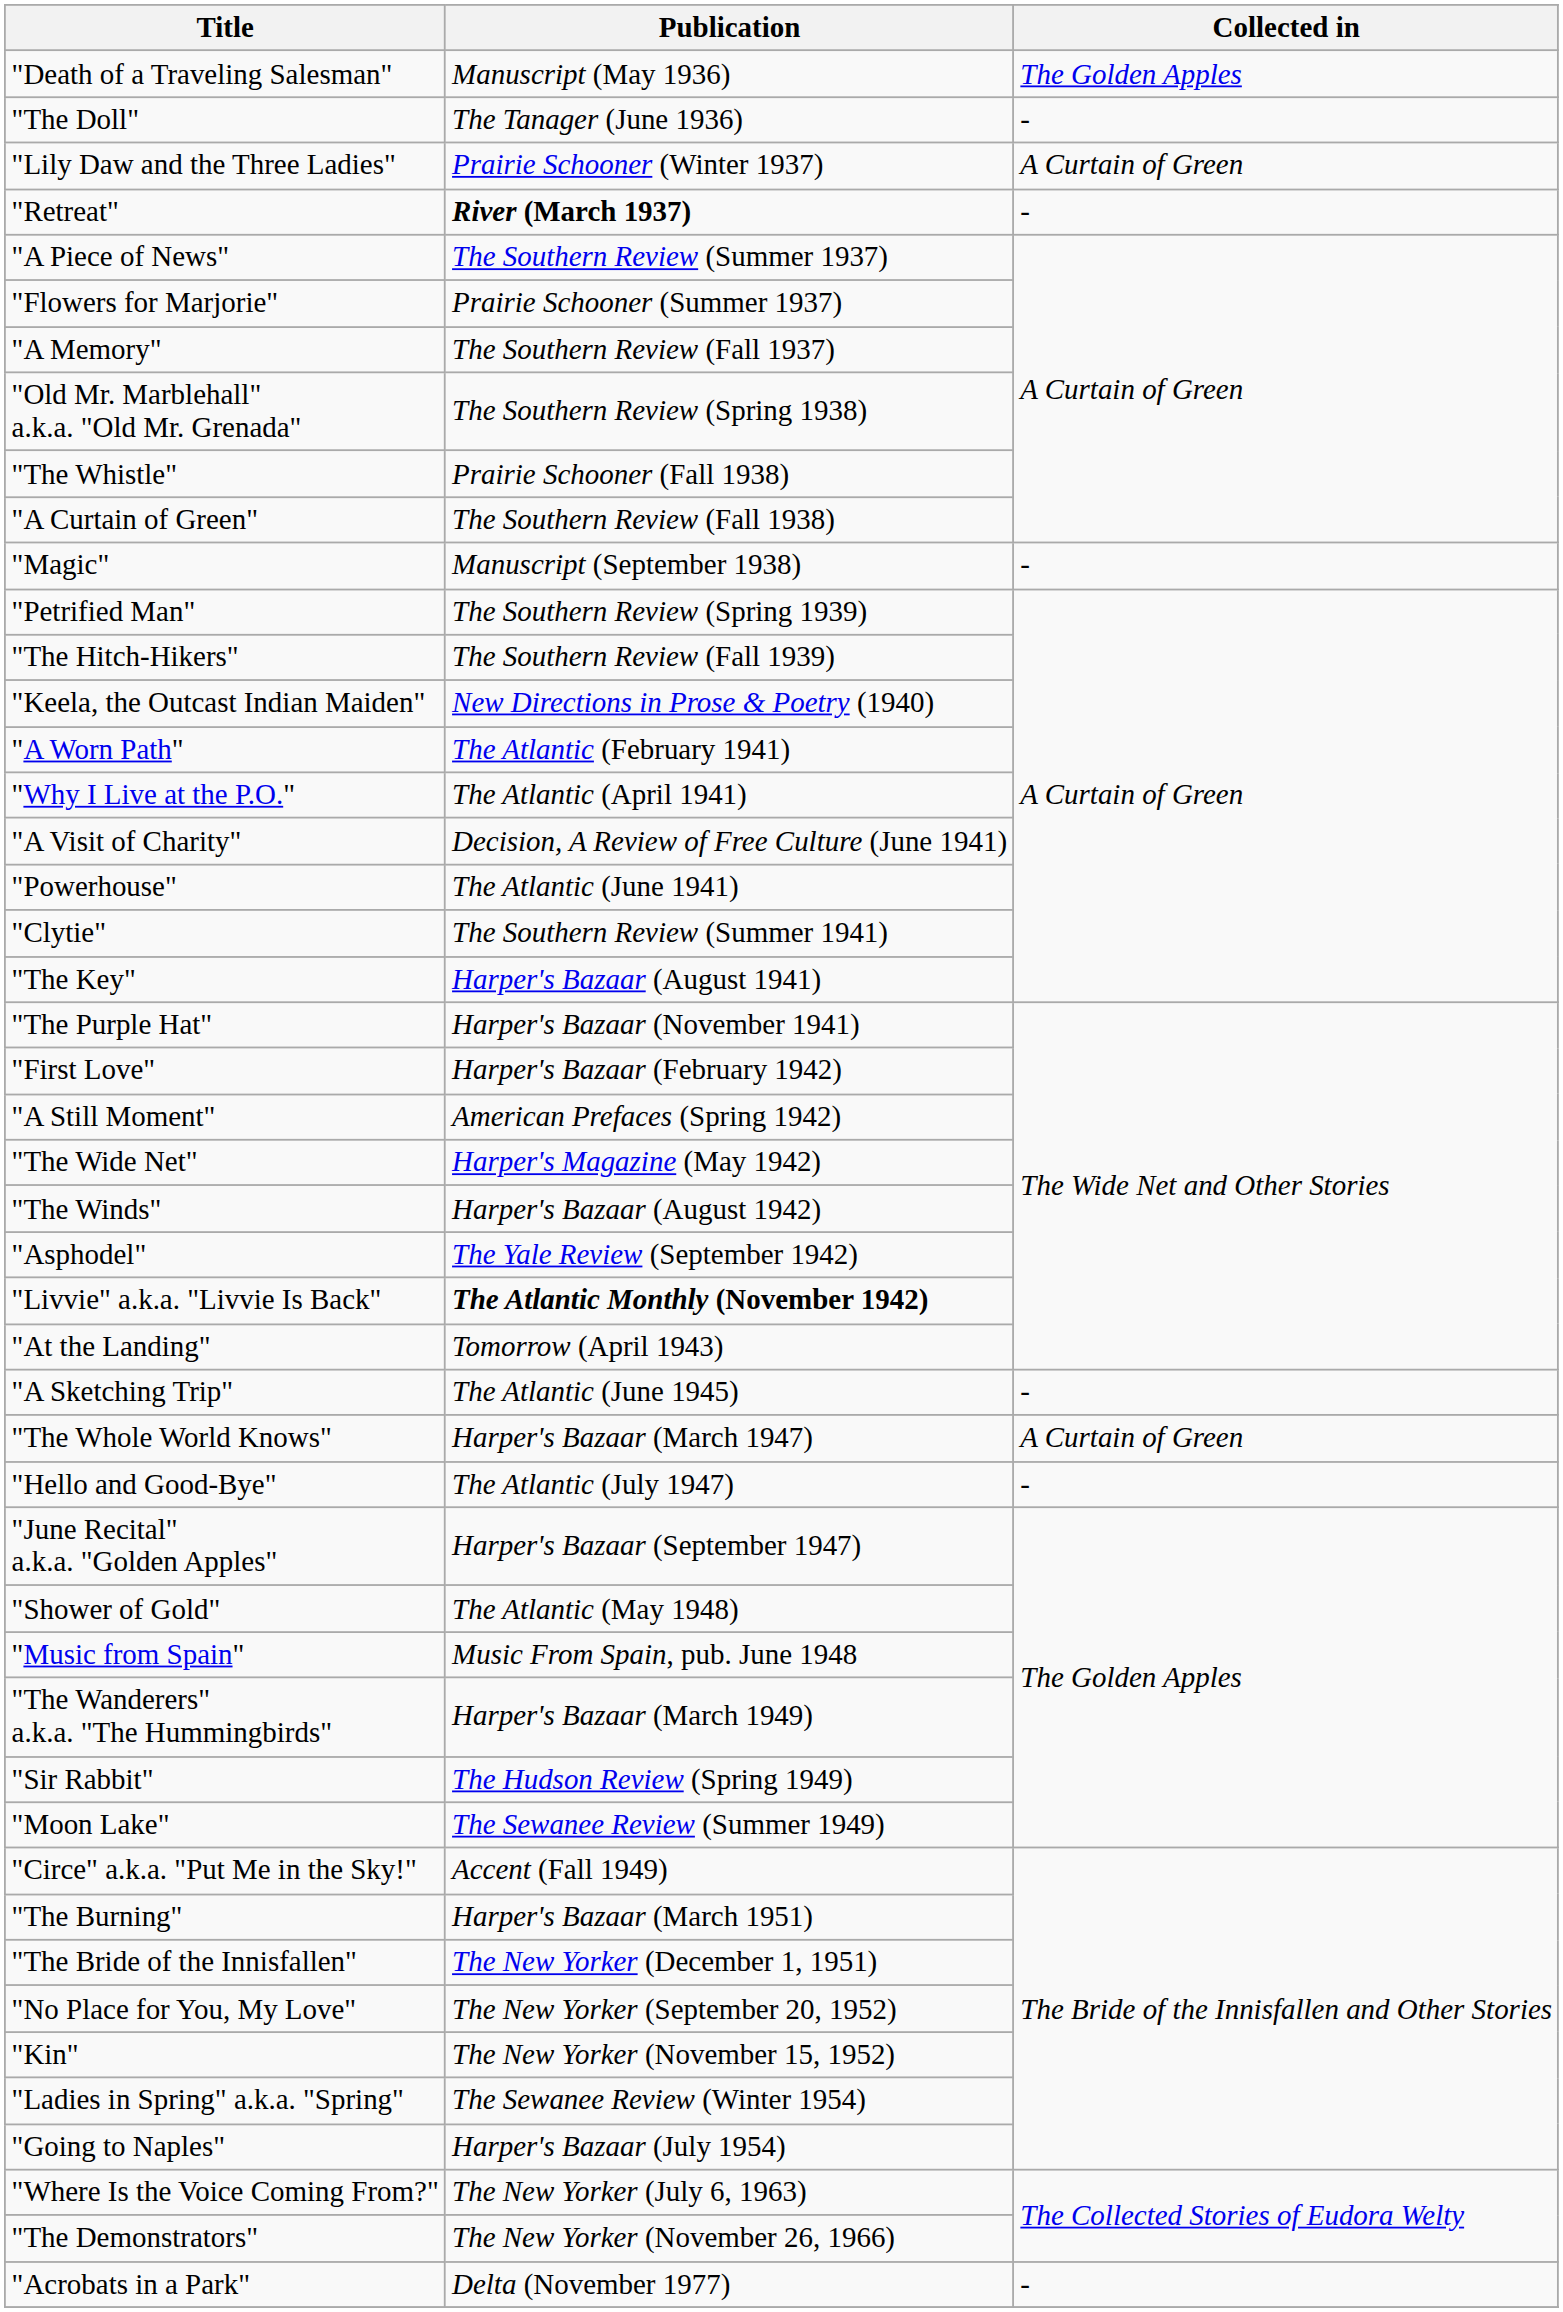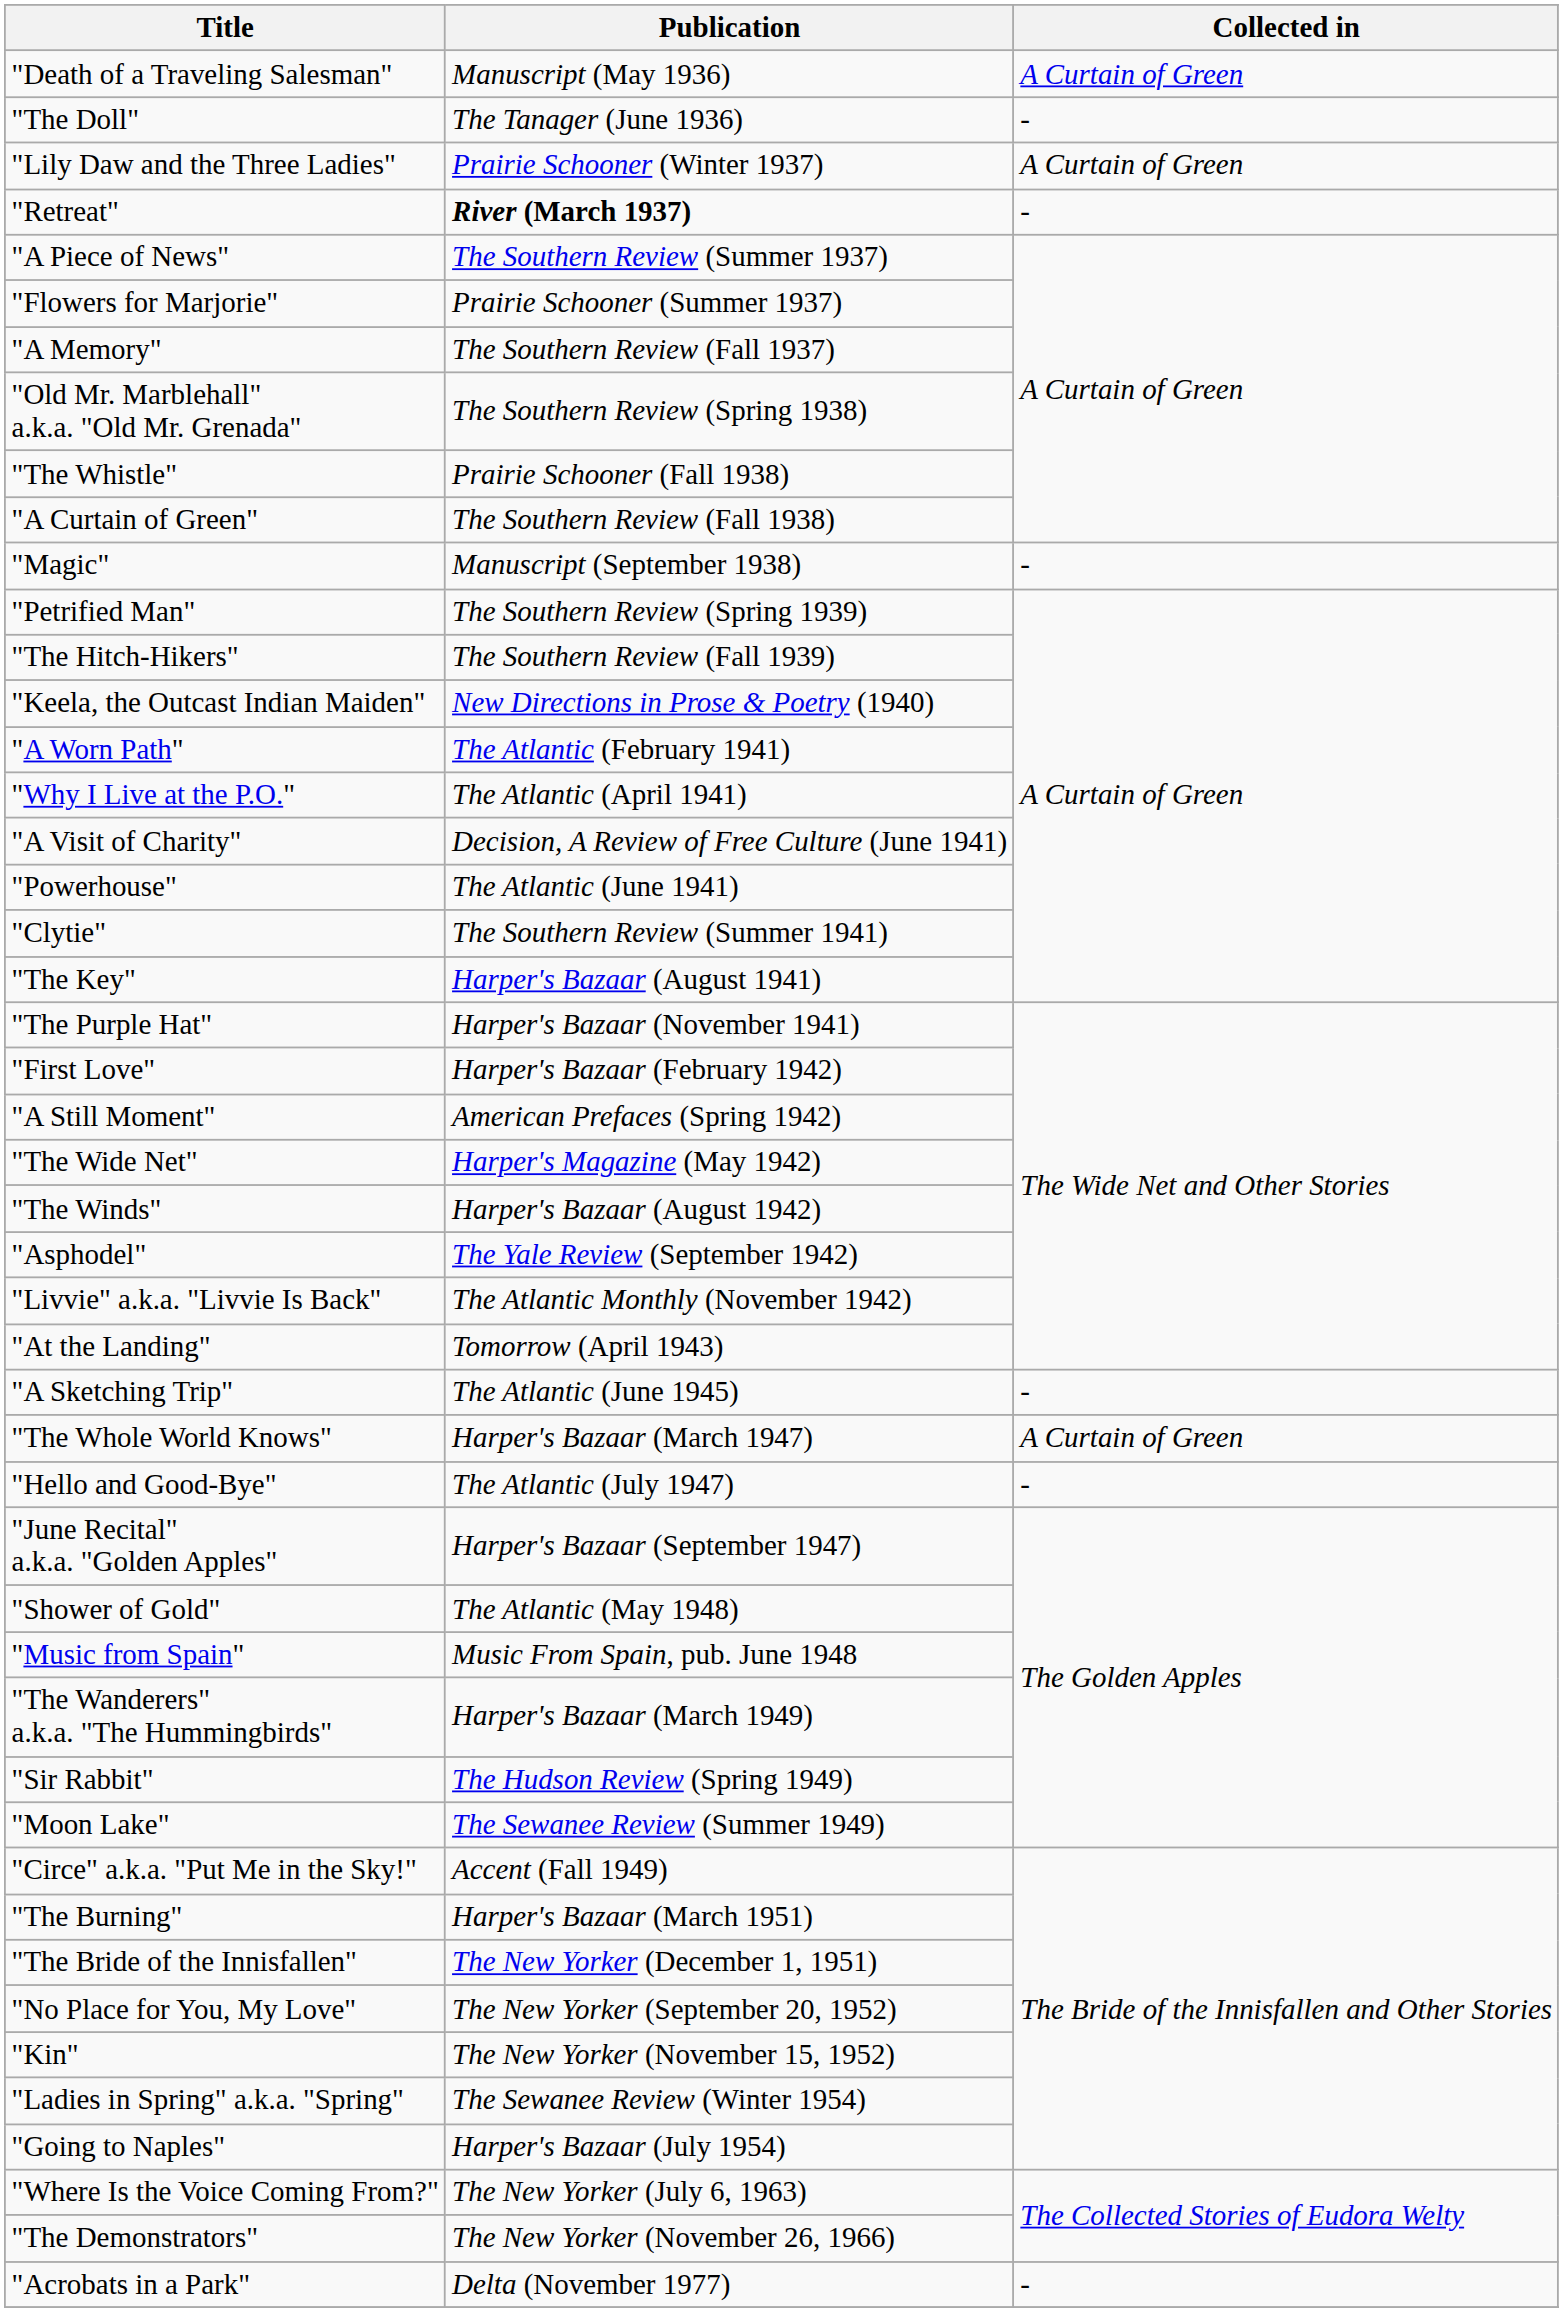(1131, 73) The Golden Apples -> (1132, 73) A Curtain of Green
(690, 1300) bold -> (682, 1300) normal
